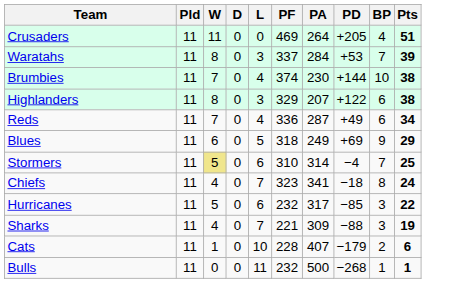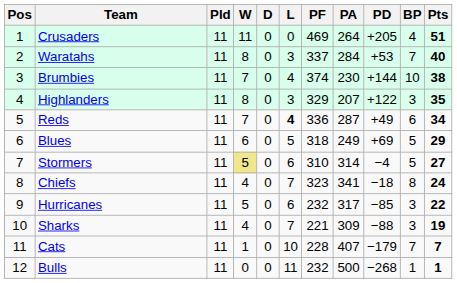+ column: (20, 15)
(408, 57) 39 -> (438, 57) 40
(382, 99) 6 -> (412, 99) 3
(408, 99) 38 -> (438, 99) 35
(260, 120) normal -> (291, 120) bold
(382, 141) 9 -> (412, 141) 5
(382, 162) 7 -> (412, 162) 5
(408, 162) 25 -> (438, 162) 27
(382, 246) 2 -> (412, 246) 7
(408, 246) 6 -> (438, 246) 7
